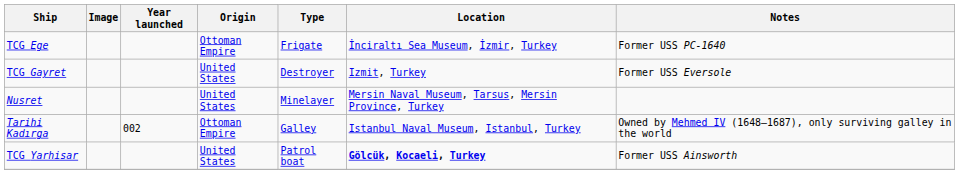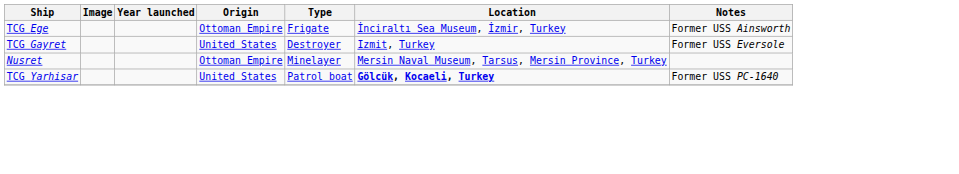(672, 46) Former USS PC-1640 -> (731, 29) Former USS Ainsworth
(218, 101) United States -> (241, 61) Ottoman Empire
- row: (28, 128)
(678, 156) Former USS Ainsworth -> (725, 77) Former USS PC-1640
